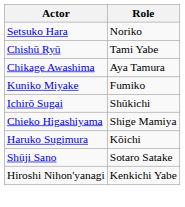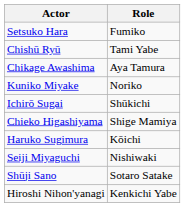(126, 31) Noriko -> (128, 31) Fumiko
(128, 85) Fumiko -> (126, 85) Noriko
+ row: (43, 157)
